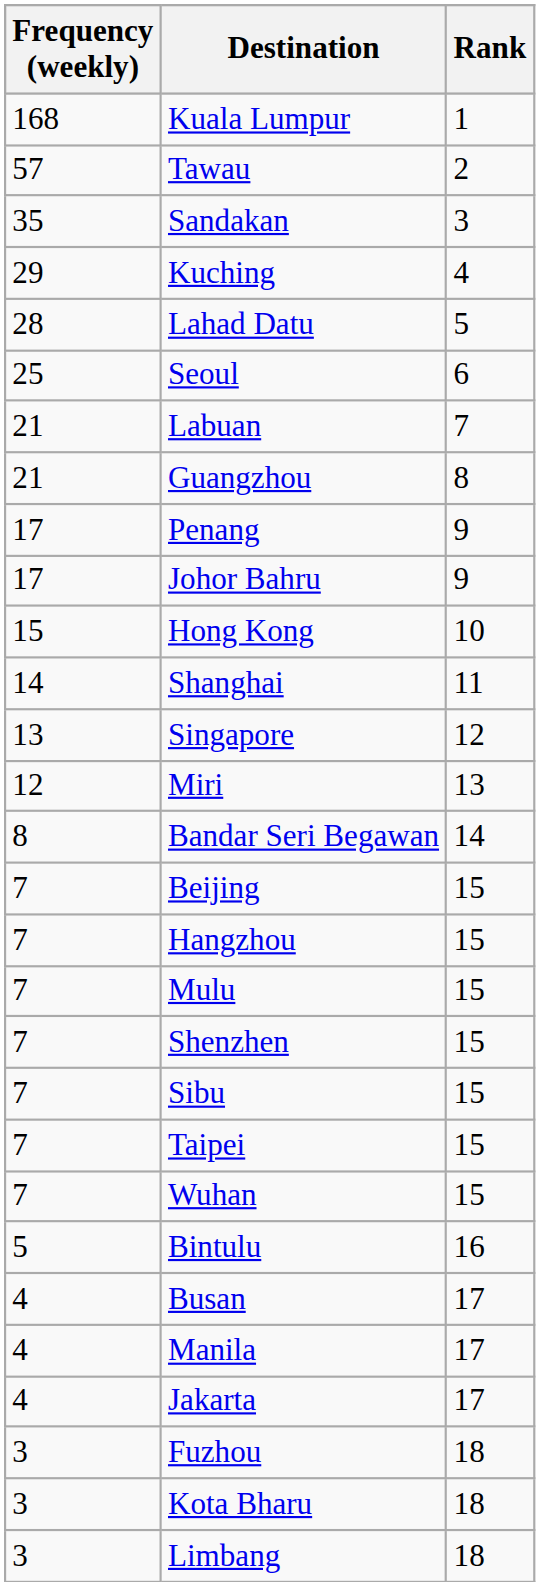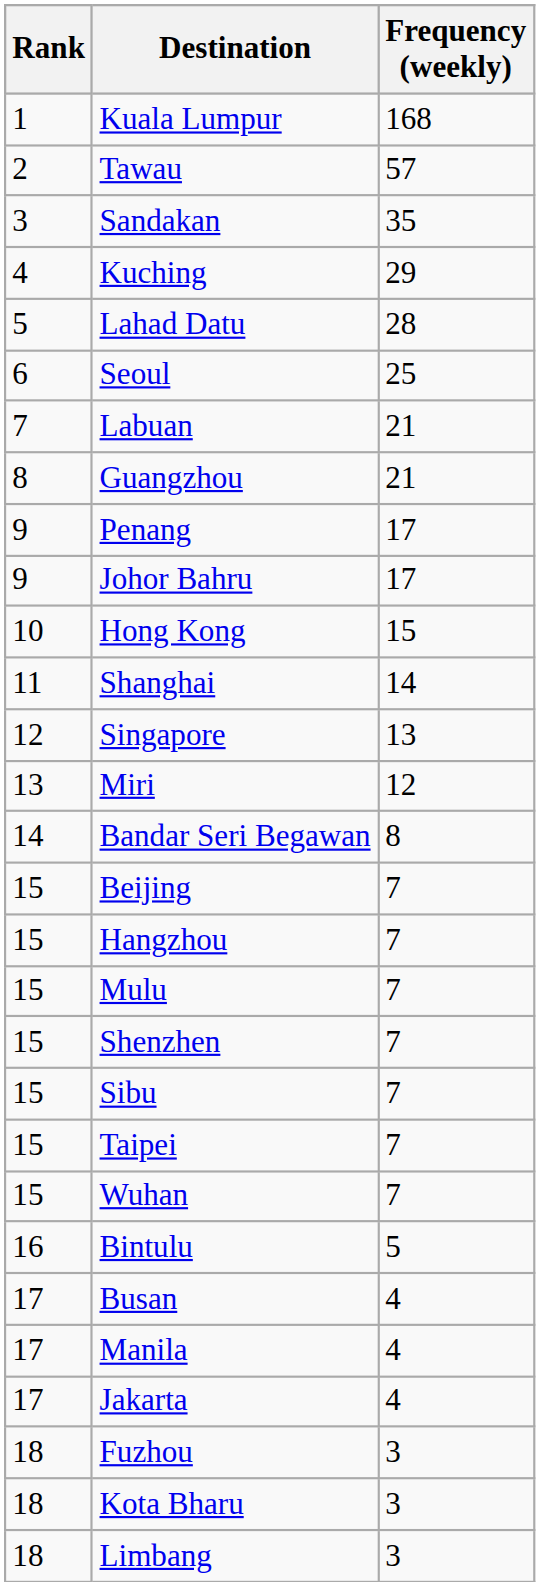columns swapped: (490, 48) <-> (83, 48)
